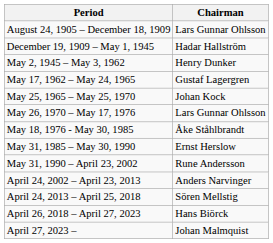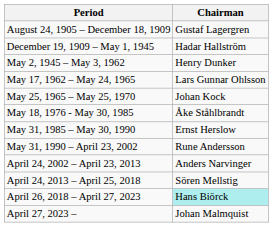(220, 29) Lars Gunnar Ohlsson -> (212, 29) Gustaf Lagergren
(212, 79) Gustaf Lagergren -> (220, 79) Lars Gunnar Ohlsson
- row: (71, 113)
(202, 213) no background -> (202, 197) paleturquoise background
